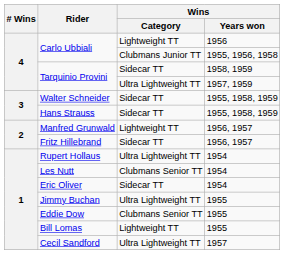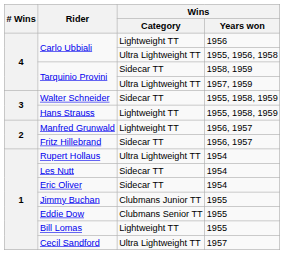(160, 55) Clubmans Junior TT -> (160, 55) Ultra Lightweight TT
(141, 113) Sidecar TT -> (149, 113) Lightweight TT
(161, 171) Clubmans Senior TT -> (141, 171) Sidecar TT
(160, 199) Ultra Lightweight TT -> (160, 199) Clubmans Junior TT
